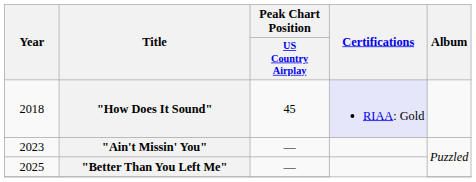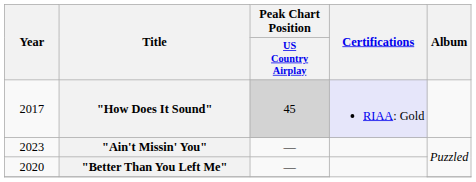(32, 108) 2018 -> (32, 108) 2017
(290, 108) no background -> (290, 108) lightgrey background
(32, 167) 2025 -> (32, 167) 2020
